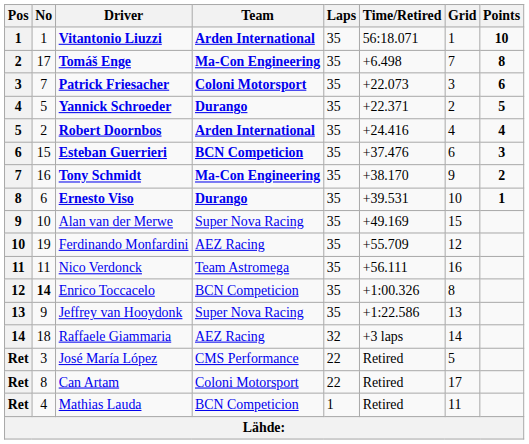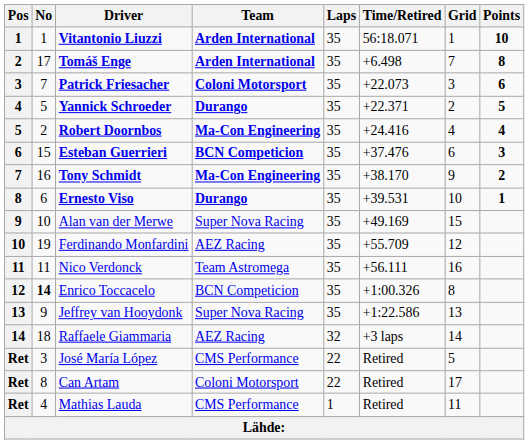(258, 61) Ma-Con Engineering -> (255, 61) Arden International
(255, 129) Arden International -> (258, 129) Ma-Con Engineering
(247, 404) BCN Competicion -> (247, 404) CMS Performance
